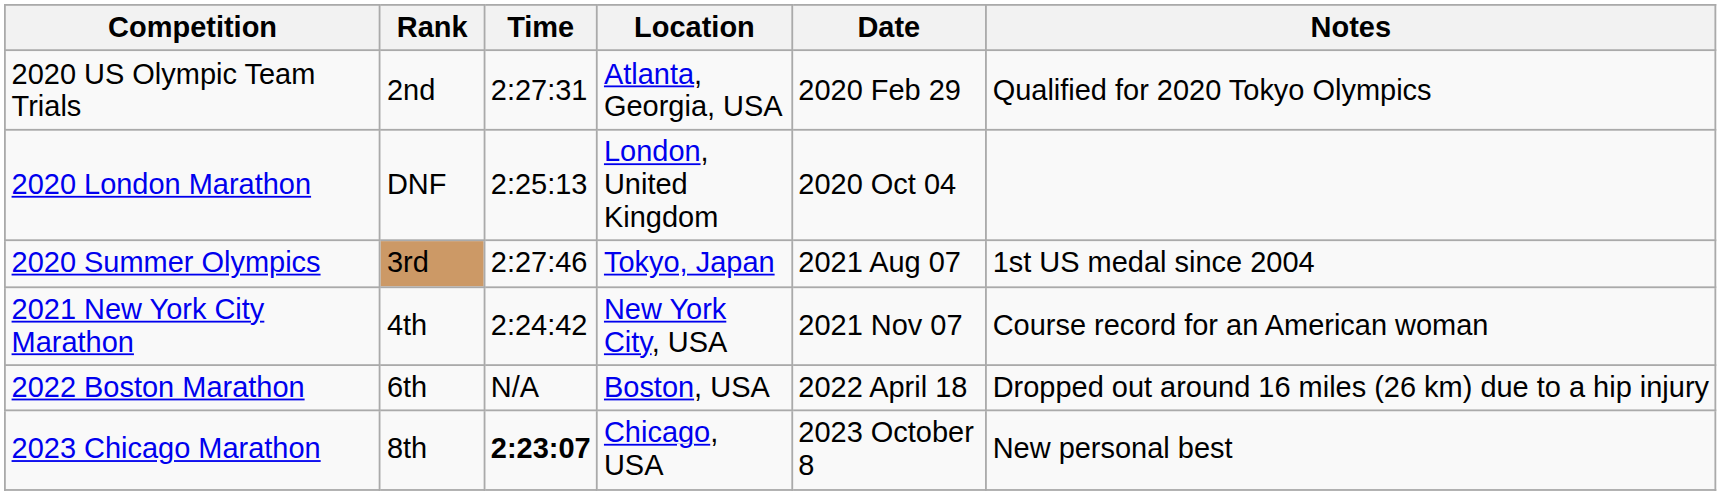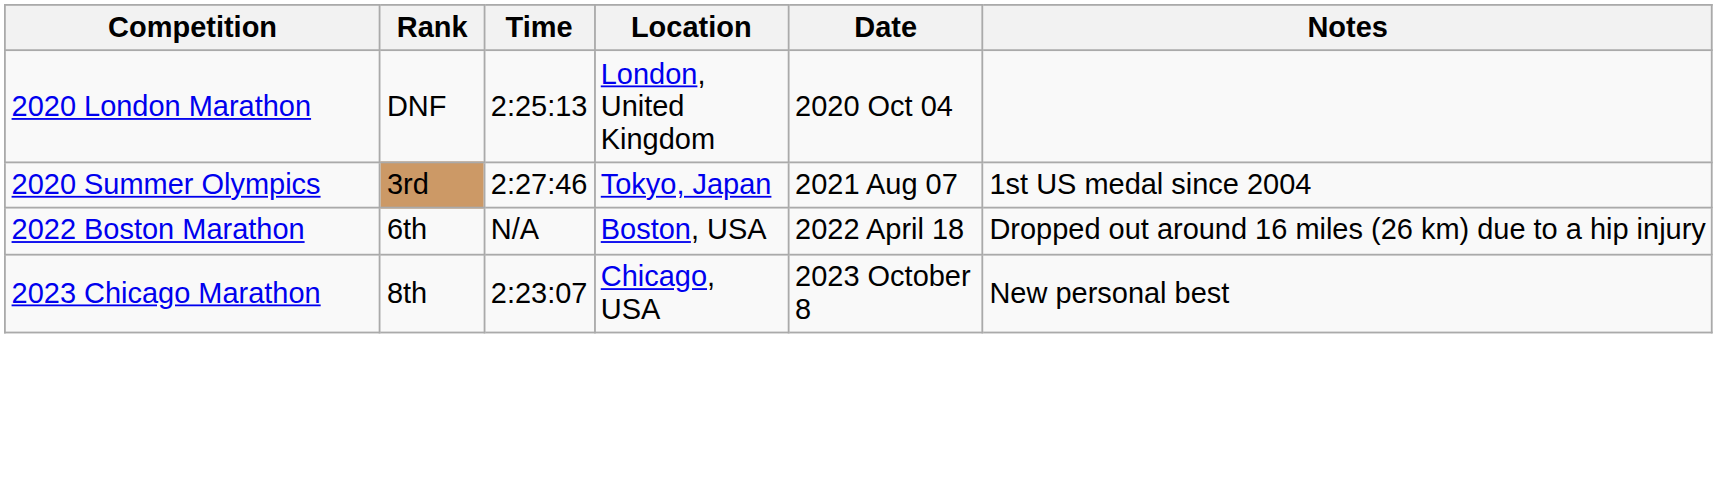- row: (163, 89)
- row: (138, 325)
(541, 449) bold -> (539, 292) normal
